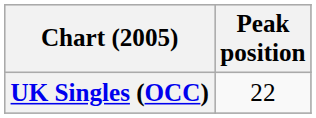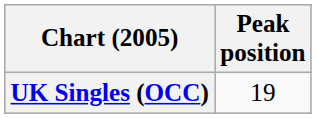(263, 92) 22 -> (263, 92) 19
